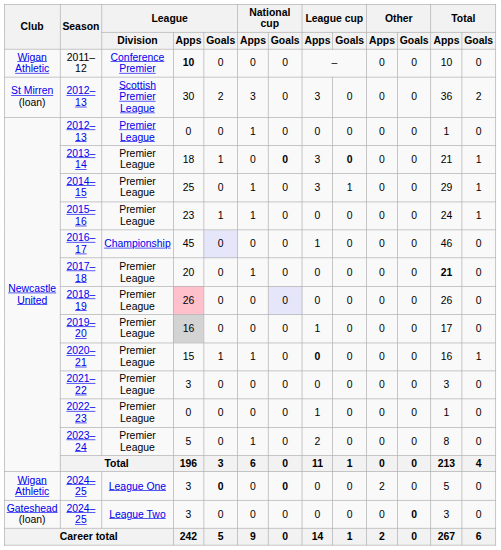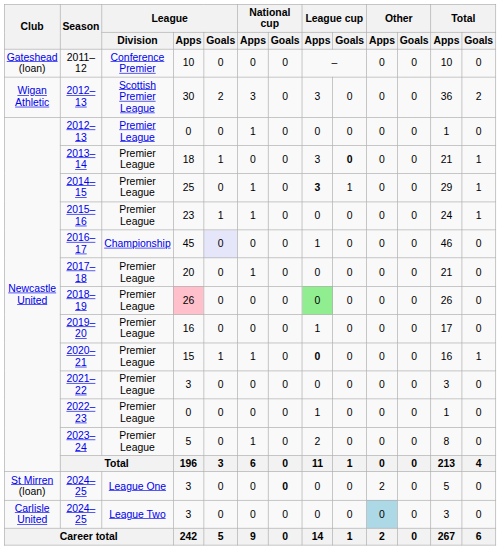(32, 63) Wigan Athletic -> (32, 63) Gateshead (loan)
(188, 63) bold -> (188, 63) normal
(32, 97) St Mirren (loan) -> (32, 97) Wigan Athletic
(285, 159) bold -> (285, 159) normal
(317, 187) normal -> (317, 187) bold
(446, 272) bold -> (446, 272) normal
(285, 300) lavender background -> (285, 300) no background
(317, 300) no background -> (317, 300) lightgreen background
(188, 328) lightgrey background -> (188, 328) no background
(32, 486) Wigan Athletic -> (32, 486) St Mirren (loan)
(221, 486) bold -> (221, 486) normal
(32, 514) Gateshead (loan) -> (32, 514) Carlisle United
(382, 514) no background -> (382, 514) lightblue background
(414, 514) bold -> (414, 514) normal
